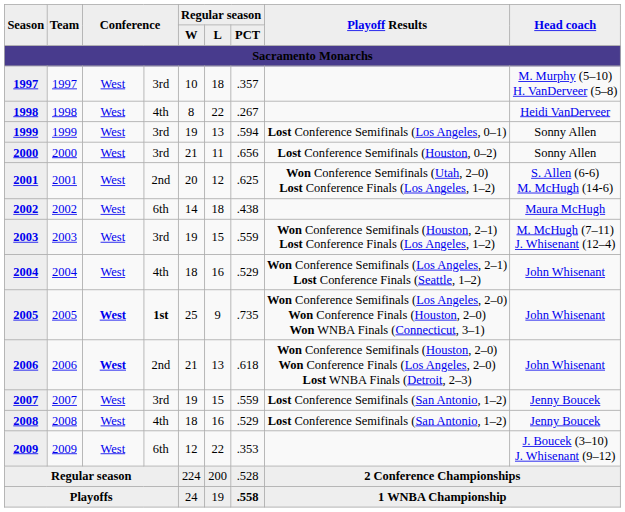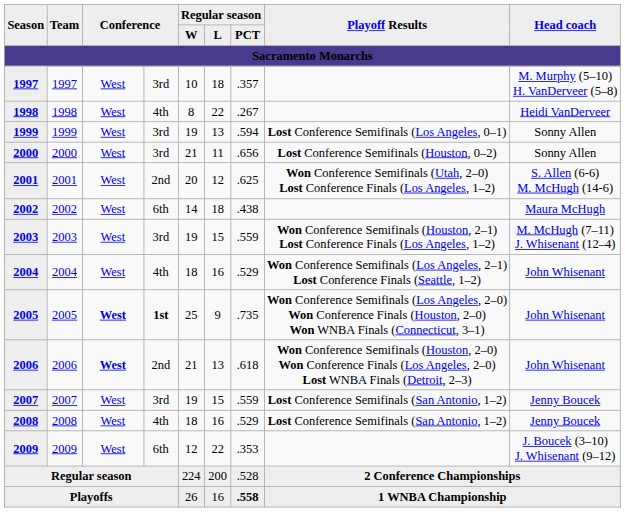(191, 497) 24 -> (191, 497) 26
(218, 497) 19 -> (218, 497) 16
